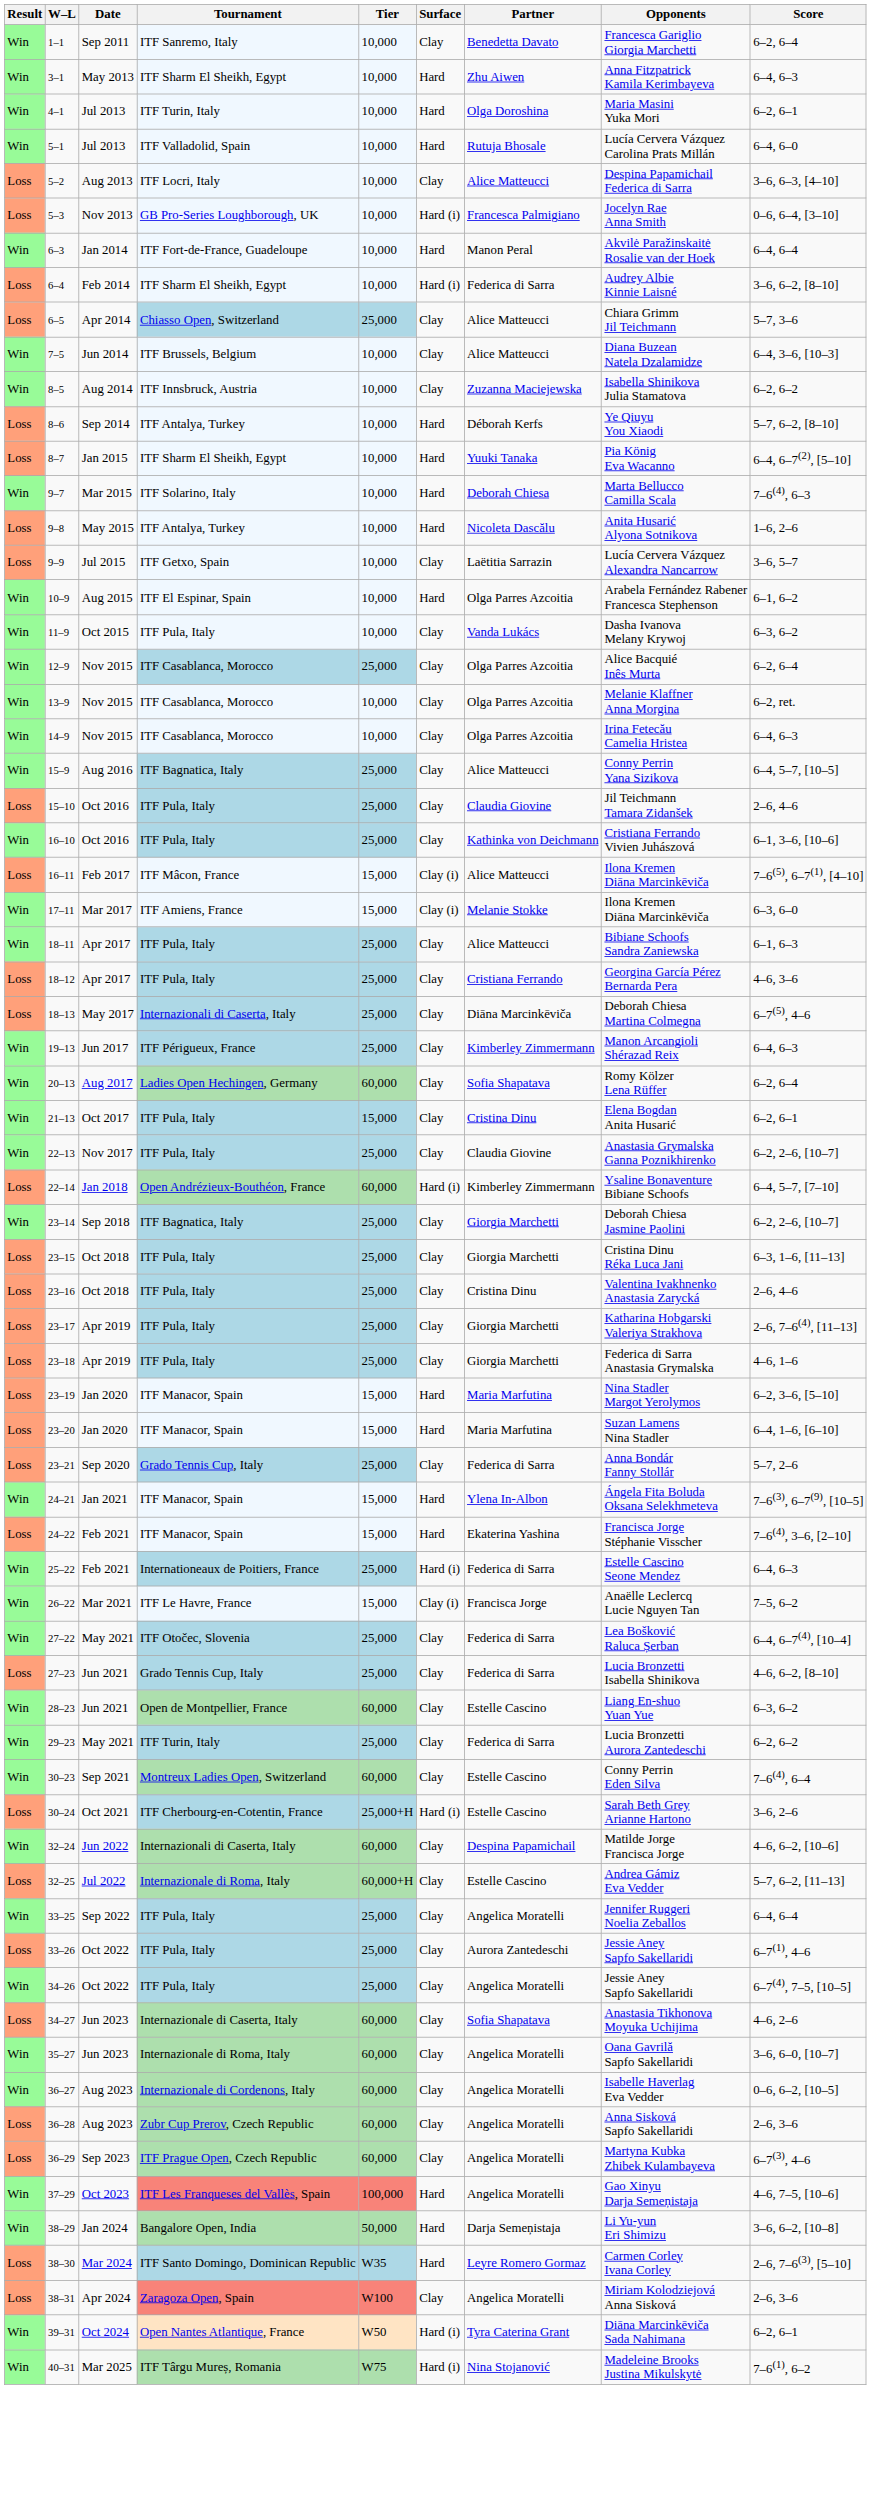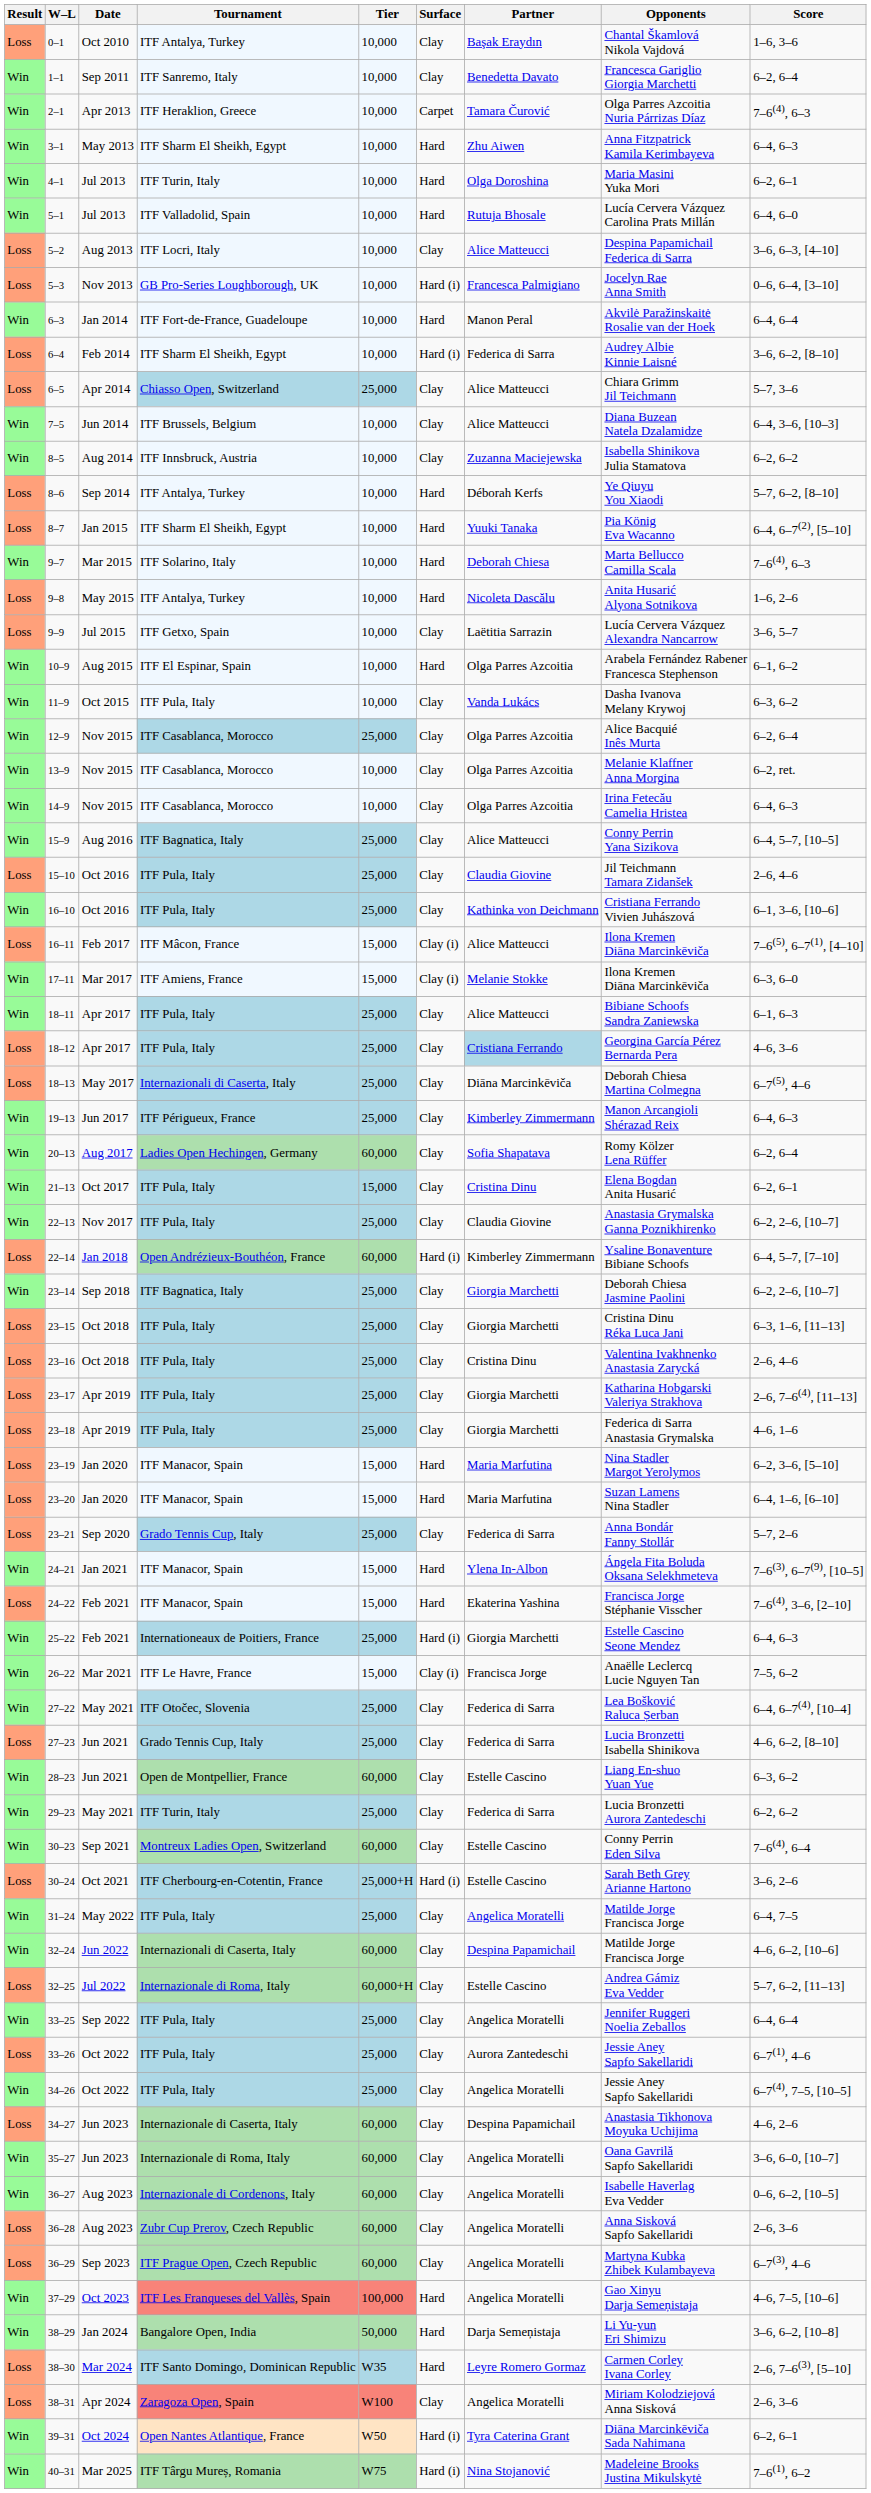+ row: (56, 42)
+ row: (56, 112)
(515, 979) no background -> (515, 1048) lightblue background
(511, 1568) Federica di Sarra -> (513, 1638) Giorgia Marchetti
+ row: (61, 1916)
(508, 2020) Sofia Shapatava -> (521, 2124) Despina Papamichail
